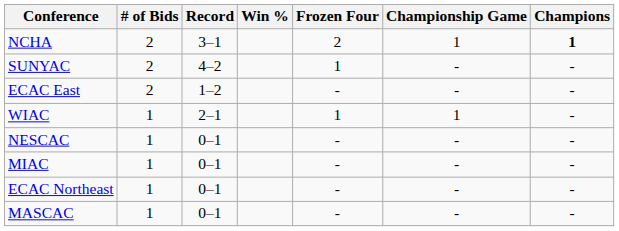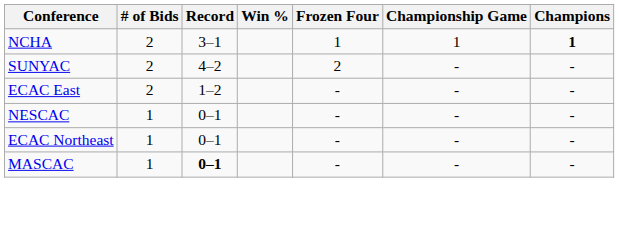(337, 41) 2 -> (337, 41) 1
(337, 66) 1 -> (337, 66) 2
- row: (29, 115)
- row: (28, 164)
(210, 213) normal -> (210, 164) bold
